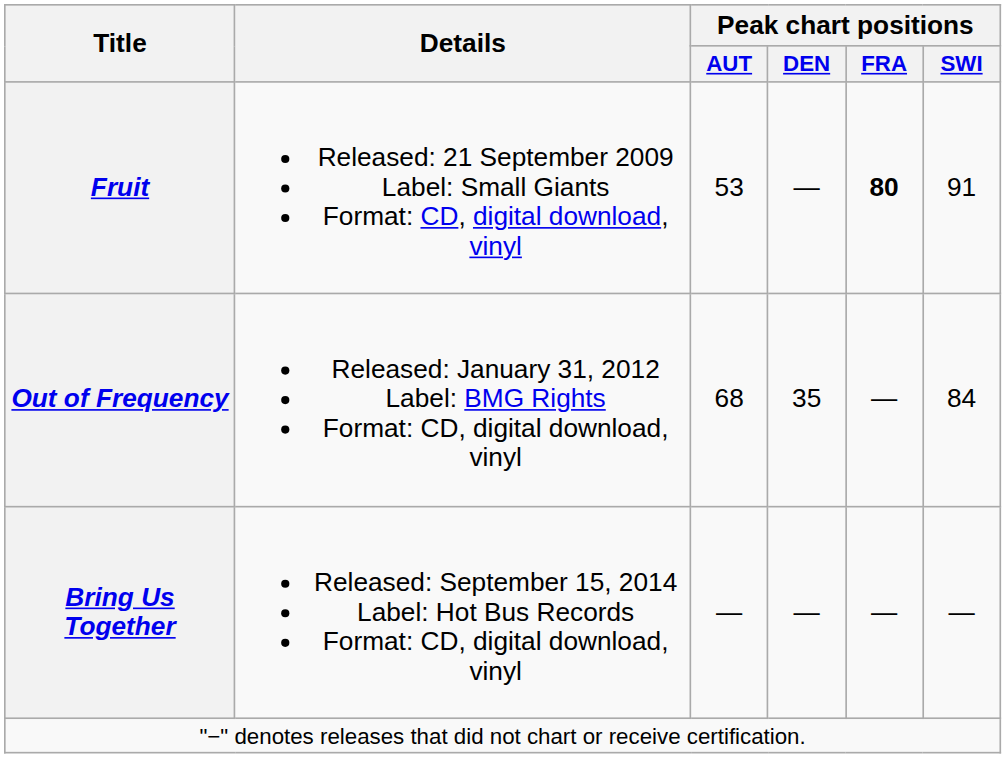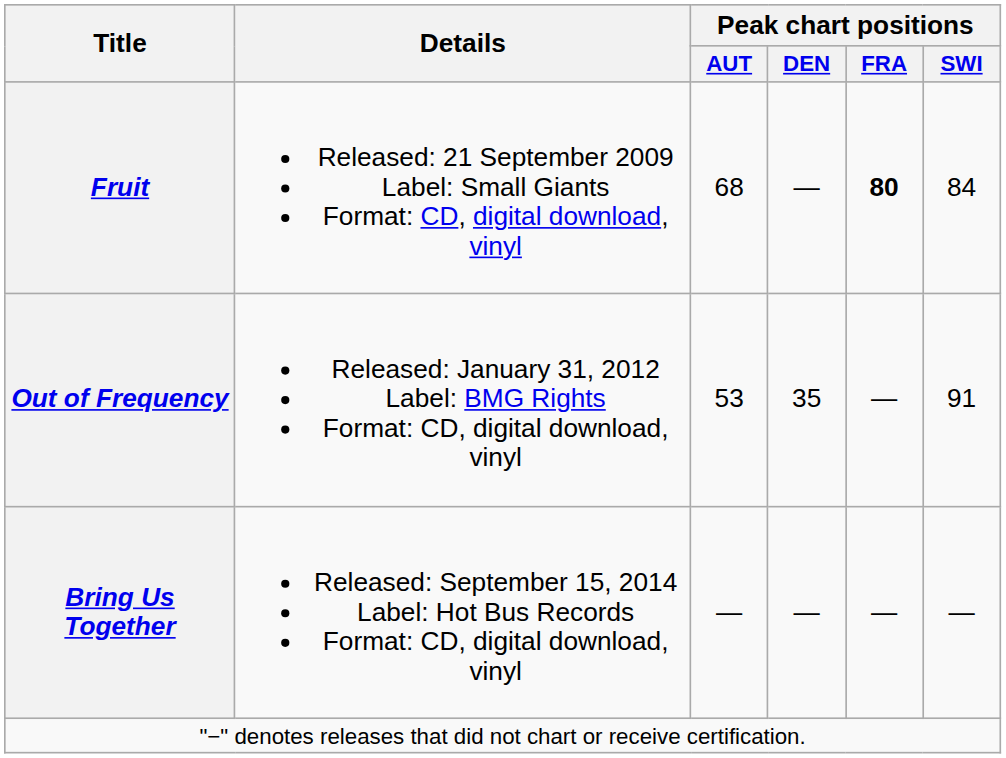(729, 187) 53 -> (729, 187) 68
(962, 187) 91 -> (962, 187) 84
(729, 399) 68 -> (729, 399) 53
(962, 399) 84 -> (962, 399) 91
